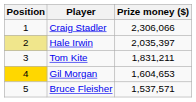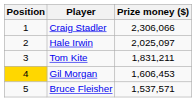(26, 43) khaki background -> (26, 43) no background
(153, 43) 2,035,397 -> (153, 43) 2,025,097
(153, 74) 1,604,653 -> (153, 74) 1,606,453
